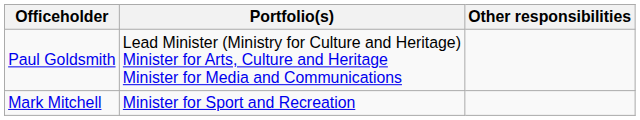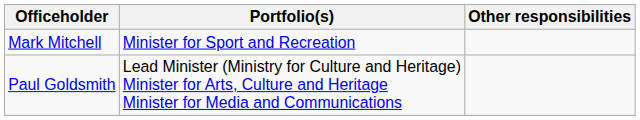rows swapped: (62, 60) <-> (55, 102)
